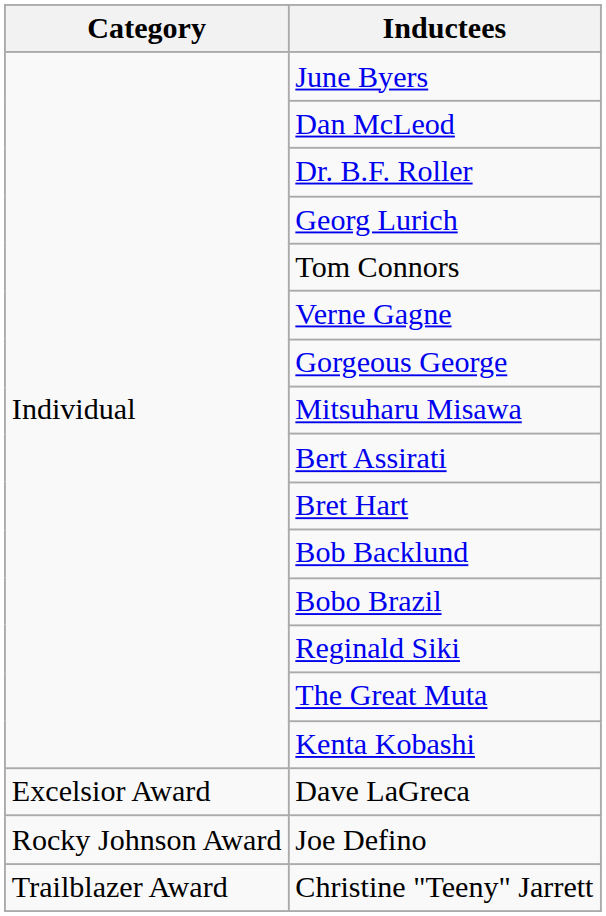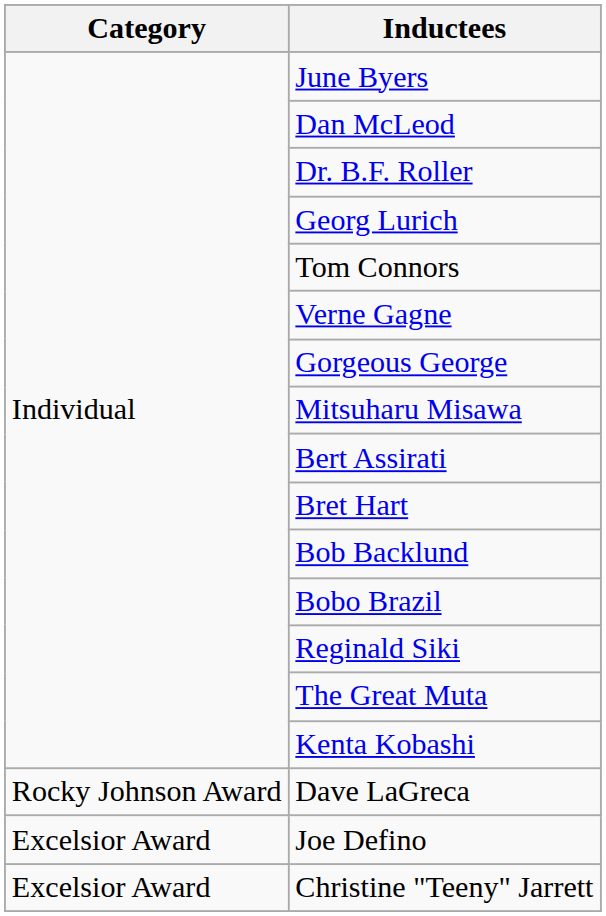(111, 791) Excelsior Award -> (147, 791) Rocky Johnson Award
(147, 839) Rocky Johnson Award -> (111, 839) Excelsior Award
(120, 887) Trailblazer Award -> (111, 887) Excelsior Award
